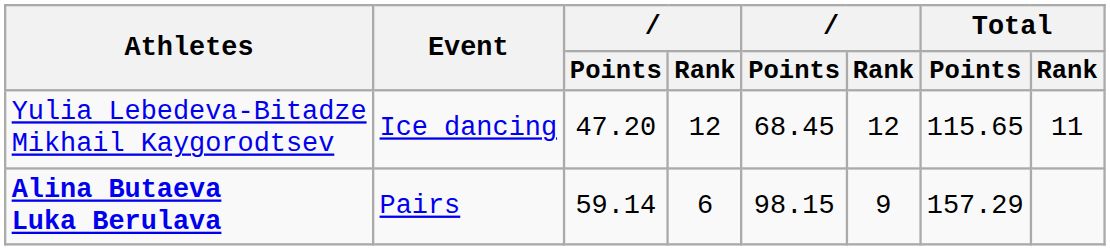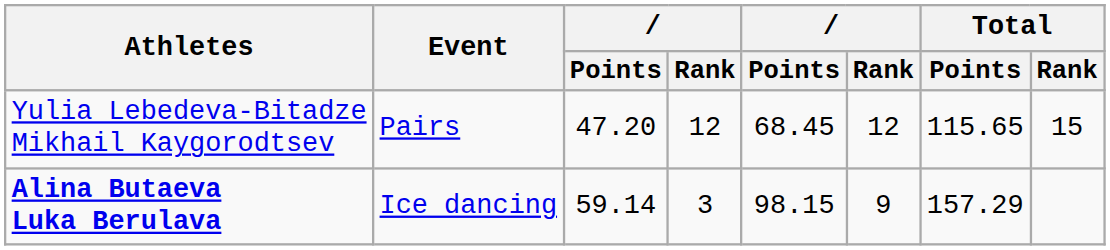(468, 129) Ice dancing -> (420, 129) Pairs
(1067, 129) 11 -> (1067, 129) 15
(420, 206) Pairs -> (468, 206) Ice dancing
(705, 206) 6 -> (705, 206) 3
